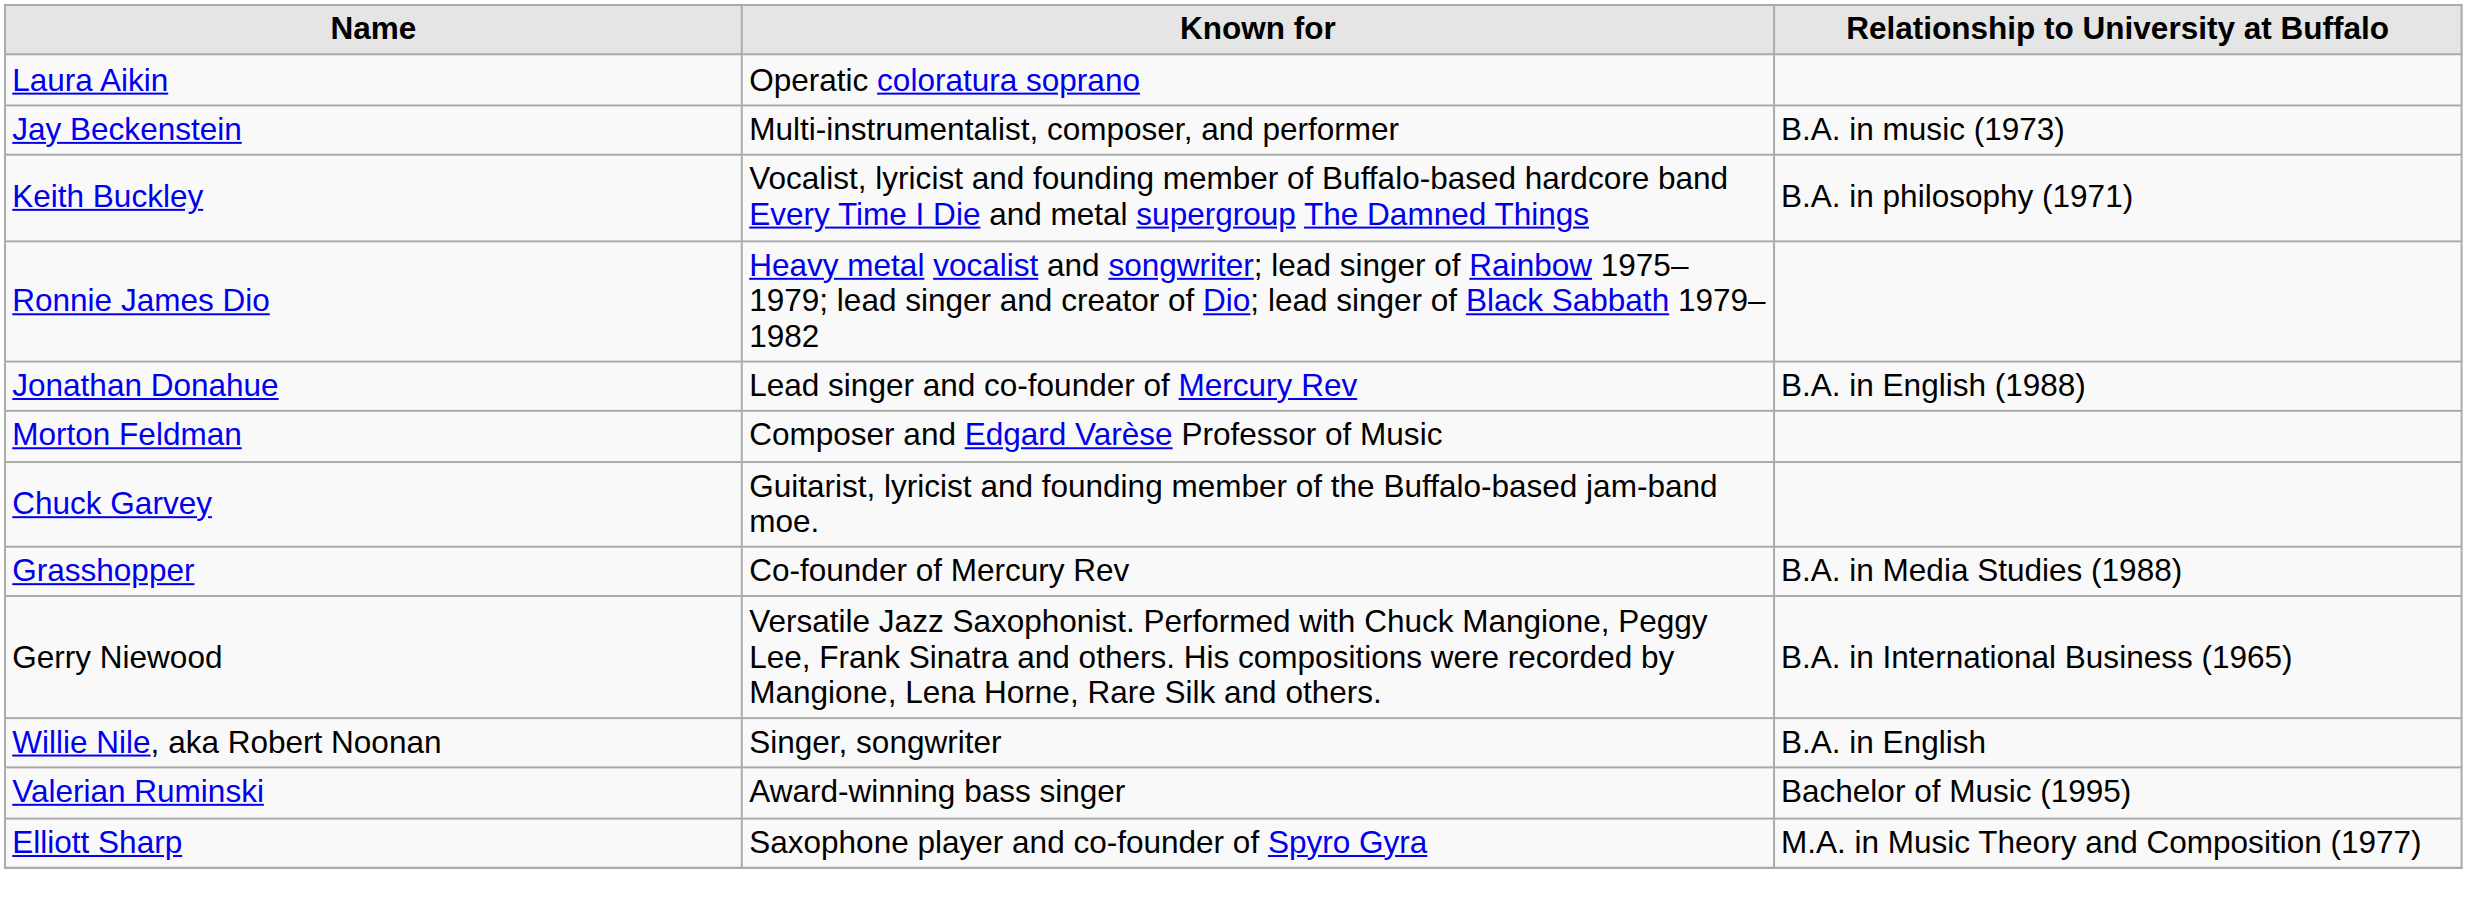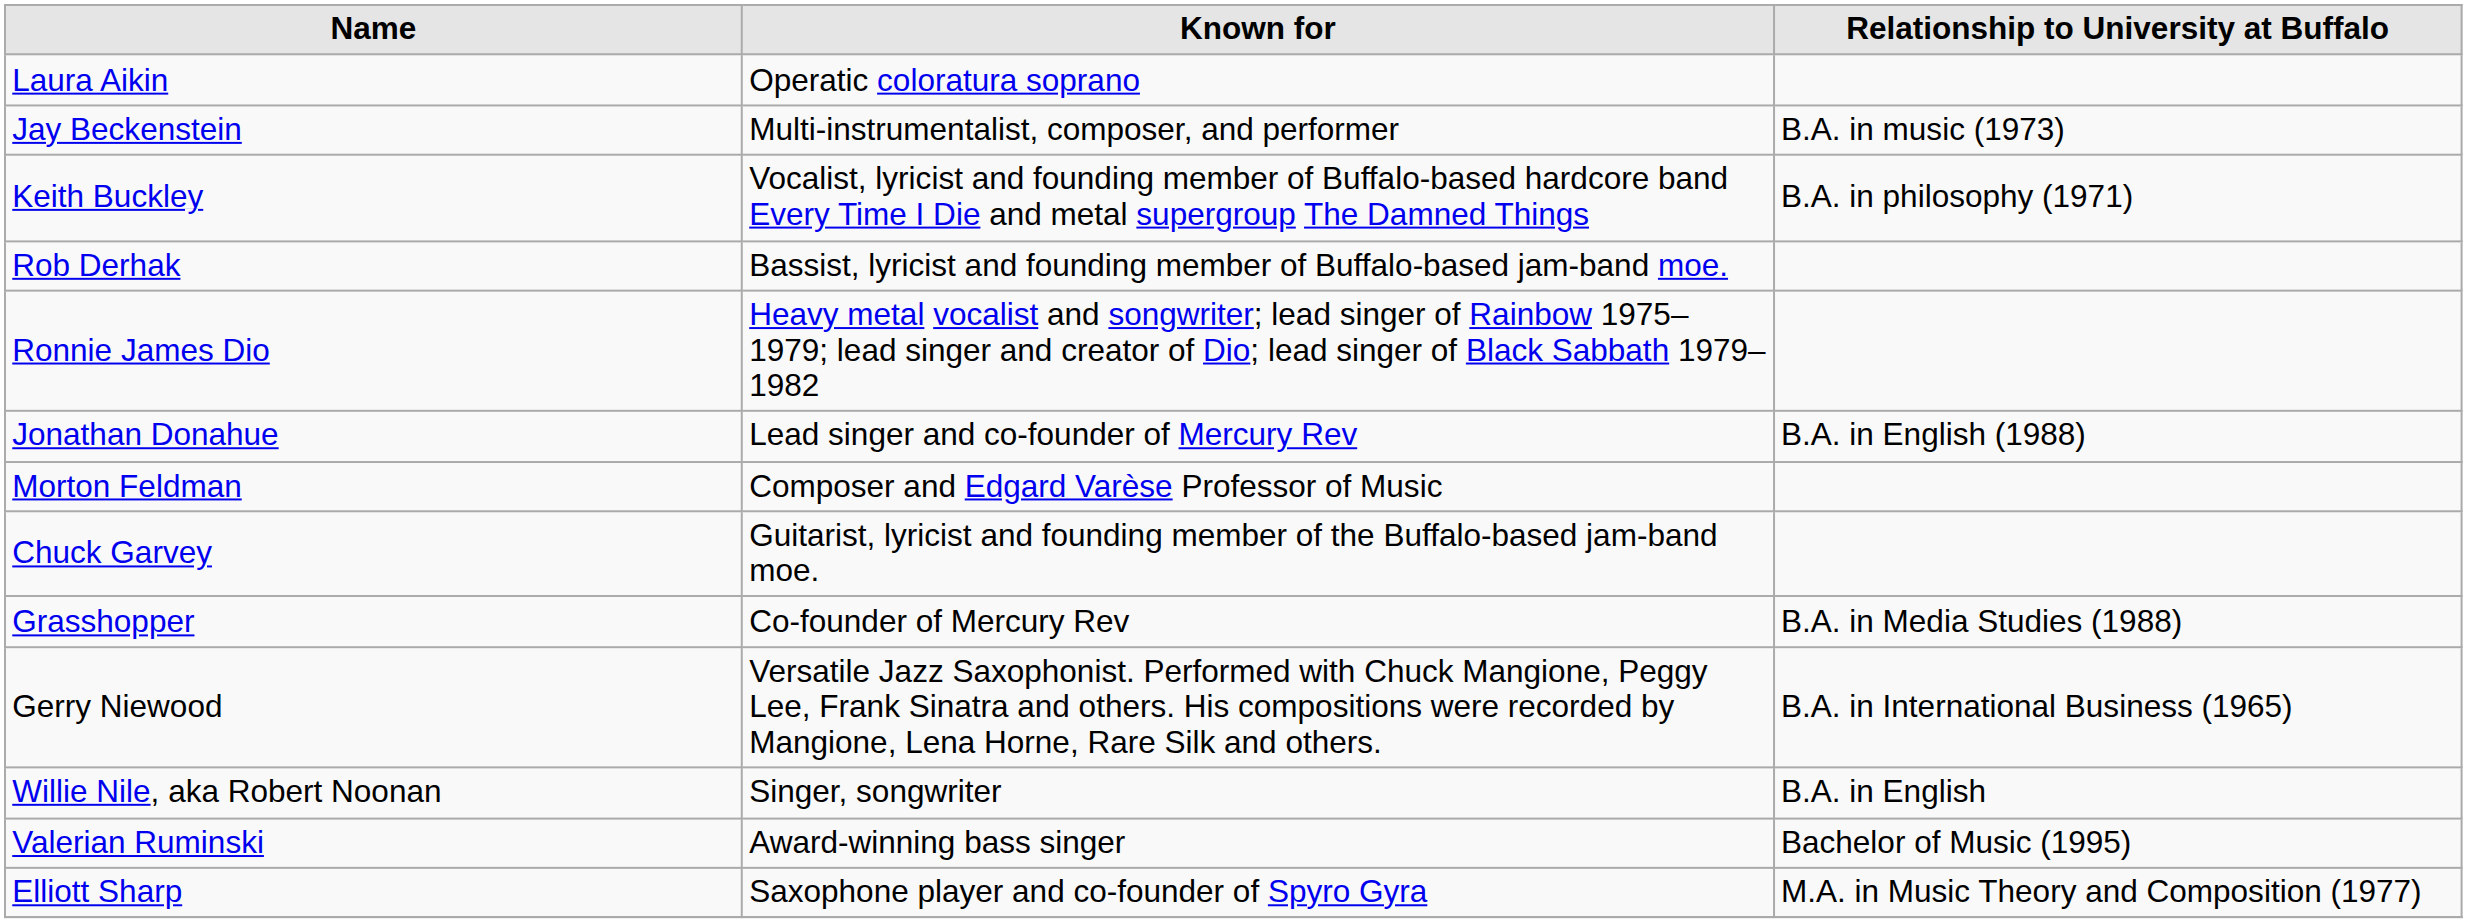+ row: (96, 264)
